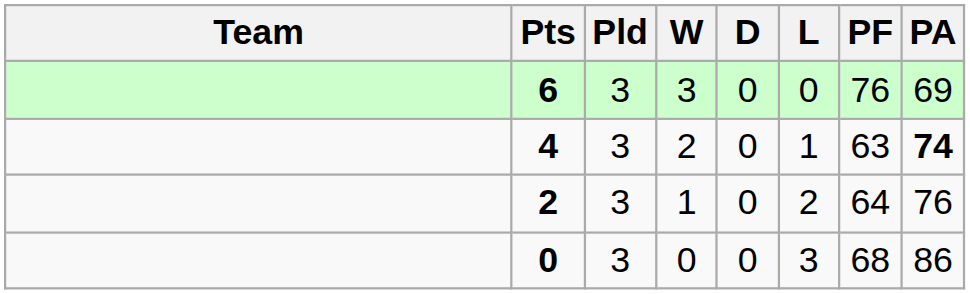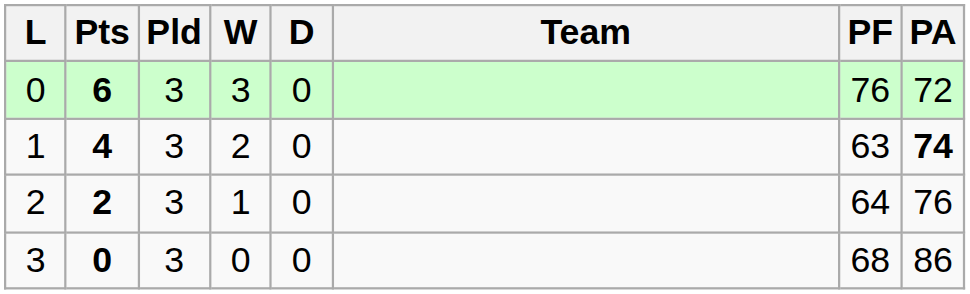columns swapped: (259, 32) <-> (809, 32)
(933, 89) 69 -> (933, 89) 72
